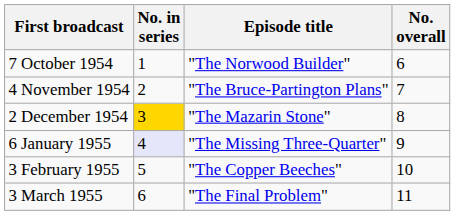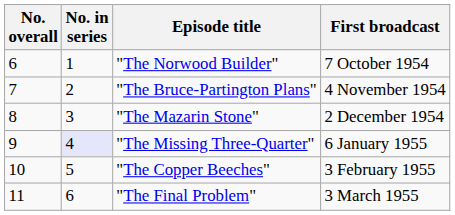columns swapped: (421, 27) <-> (69, 27)
(142, 116) gold background -> (70, 116) no background
